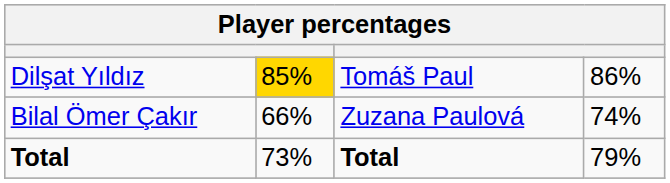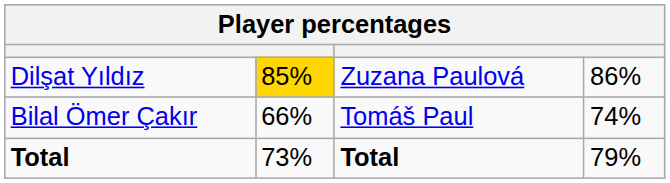(407, 76) Tomáš Paul -> (432, 76) Zuzana Paulová
(432, 117) Zuzana Paulová -> (407, 117) Tomáš Paul
